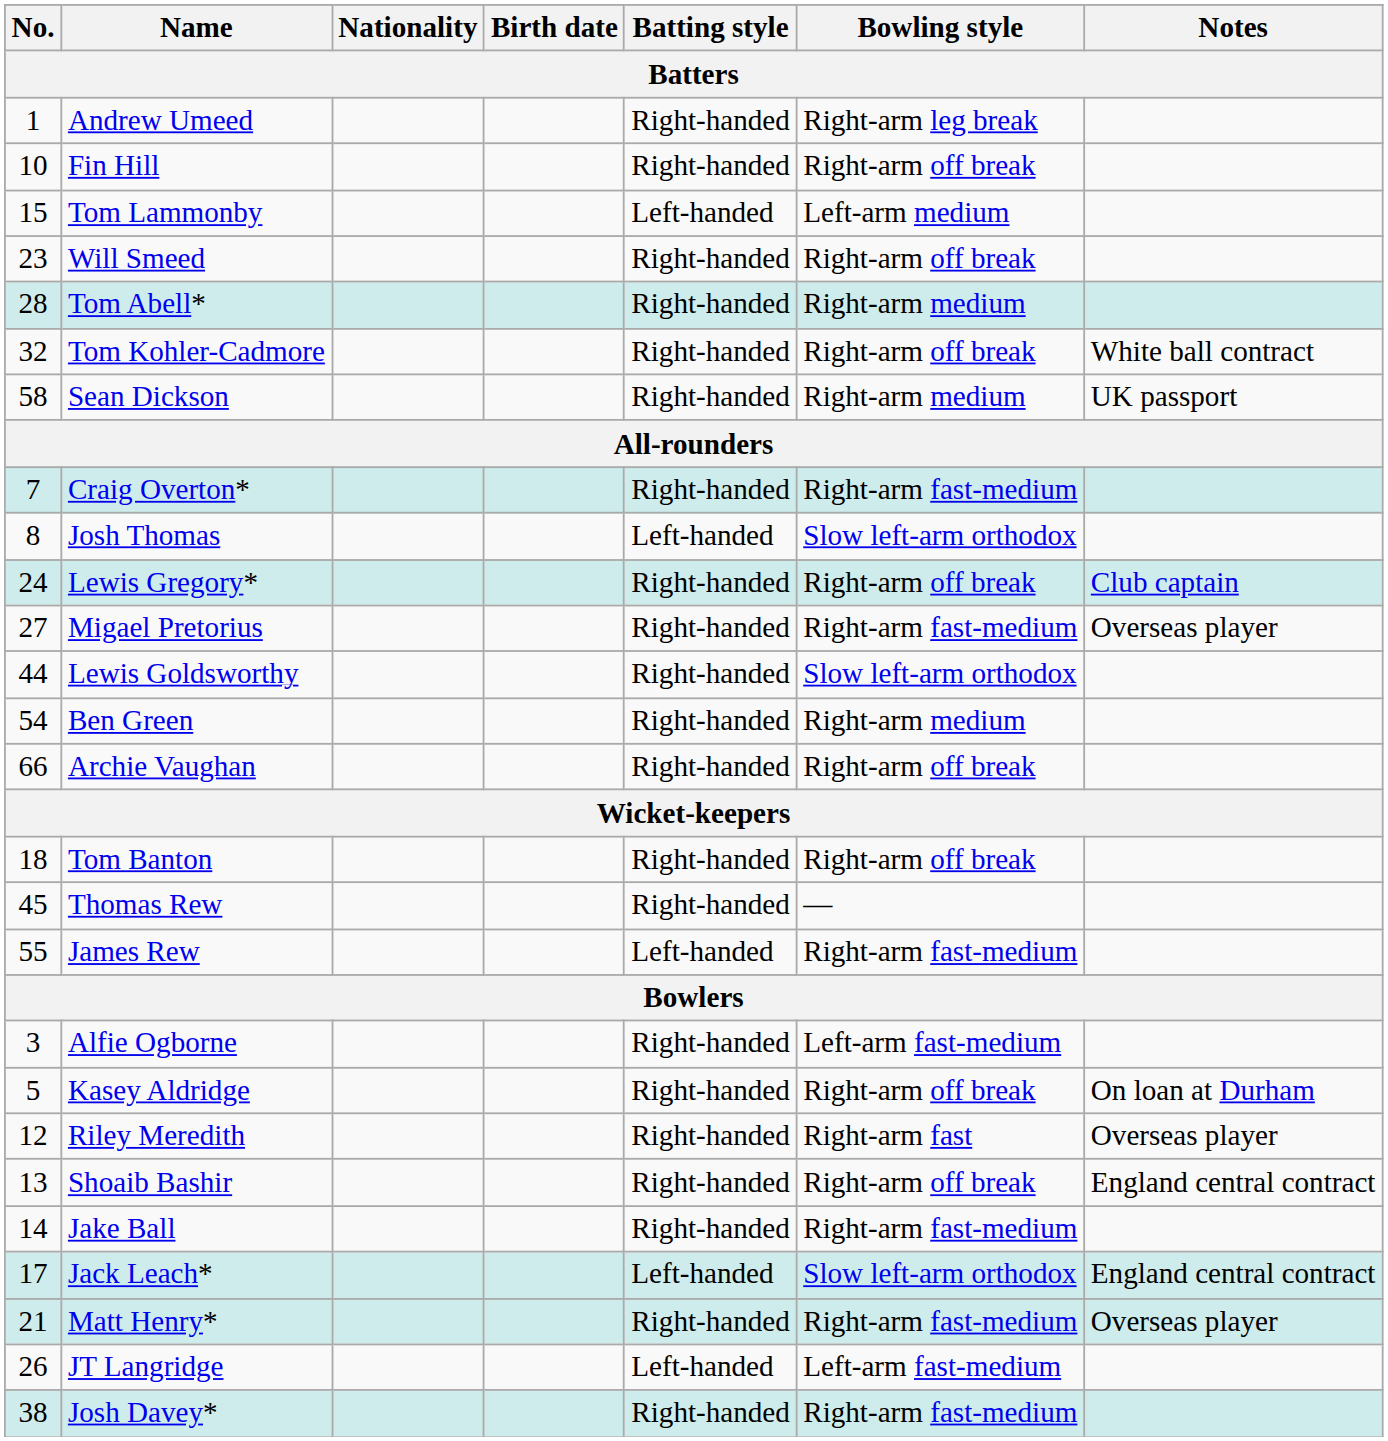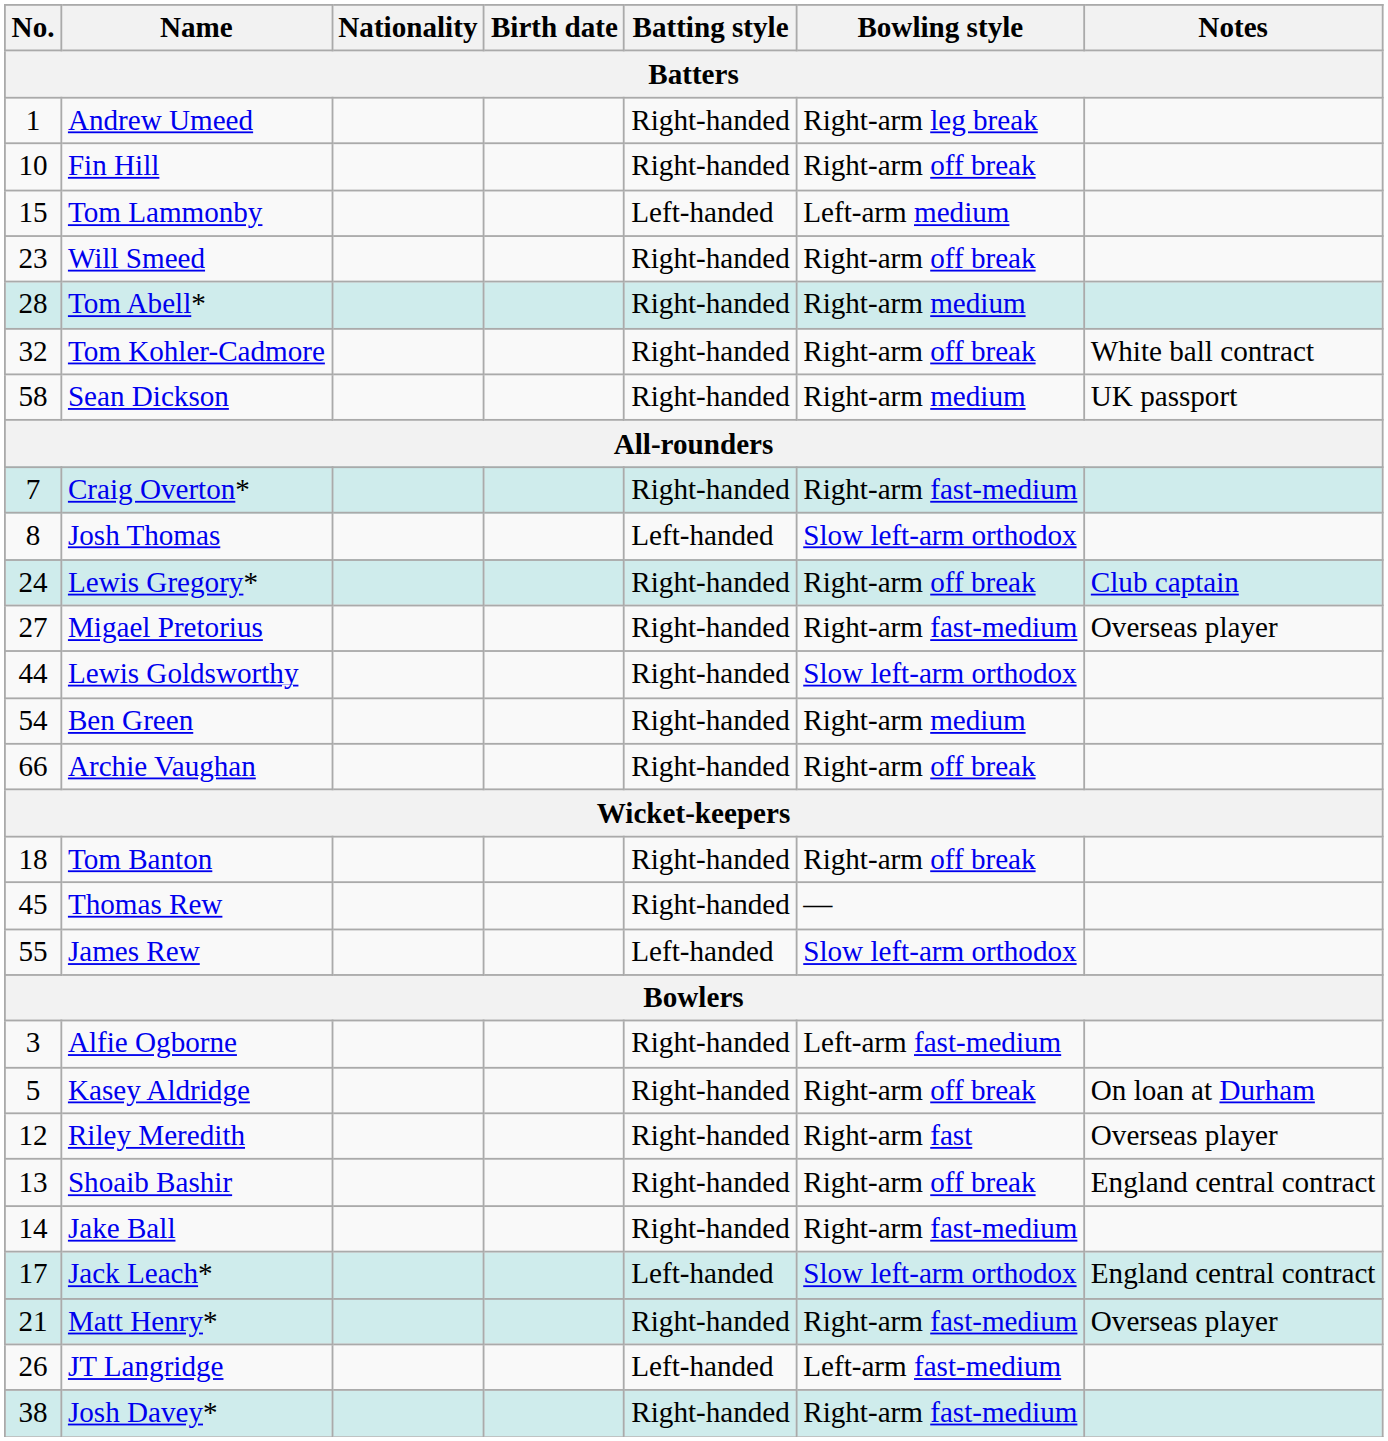(940, 951) Right-arm fast-medium -> (940, 951) Slow left-arm orthodox
